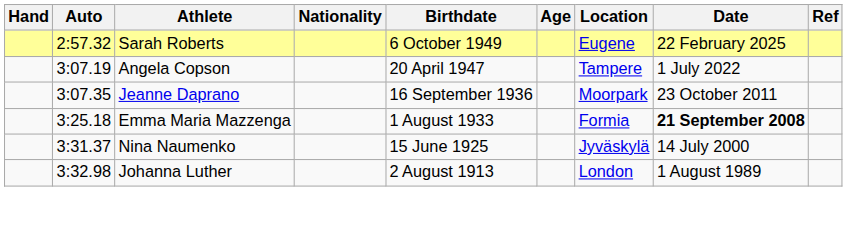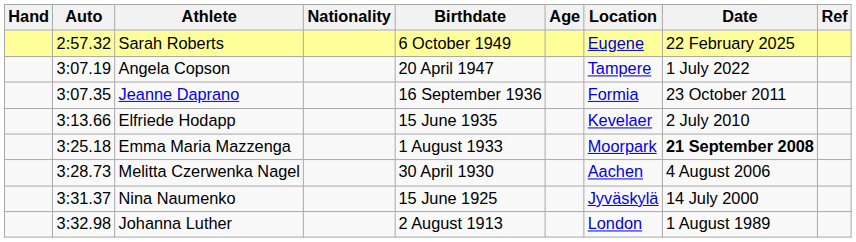(613, 95) Moorpark -> (613, 95) Formia
+ row: (177, 120)
(604, 120) Formia -> (622, 146) Moorpark
+ row: (209, 172)
